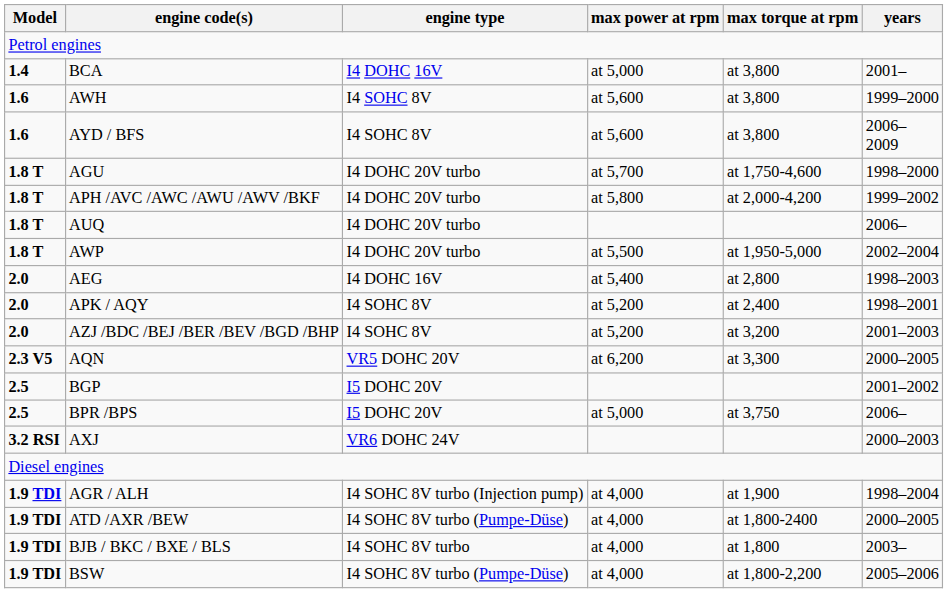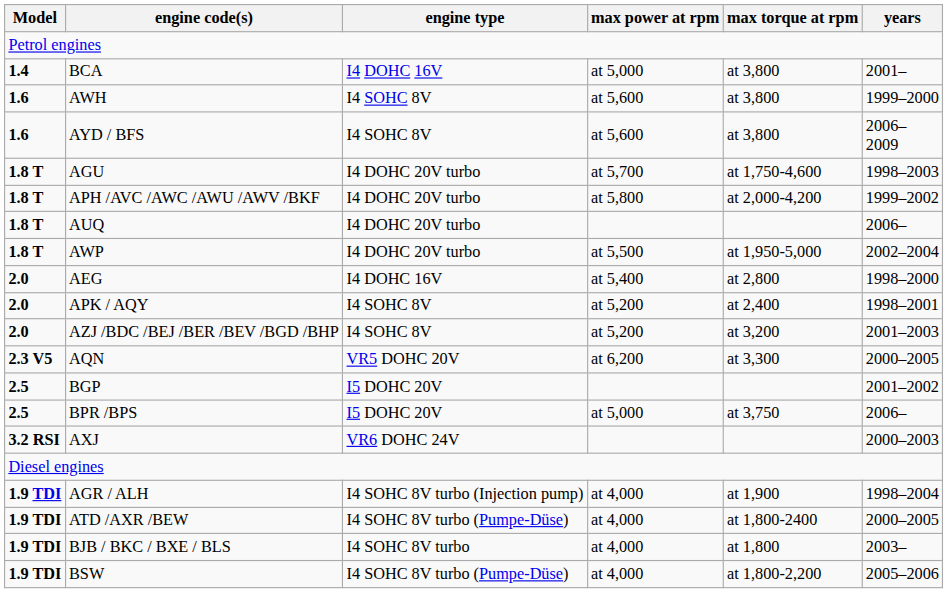(902, 171) 1998–2000 -> (902, 171) 1998–2003
(902, 279) 1998–2003 -> (902, 279) 1998–2000
